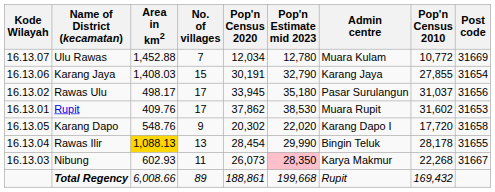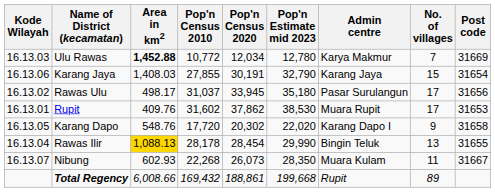columns swapped: (433, 26) <-> (201, 26)
(28, 57) 16.13.07 -> (28, 57) 16.13.03
(154, 57) normal -> (154, 57) bold
(354, 57) Muara Kulam -> (356, 57) Karya Makmur
(28, 161) 16.13.03 -> (28, 161) 16.13.07
(300, 161) pink background -> (299, 161) no background
(357, 161) Karya Makmur -> (353, 161) Muara Kulam
